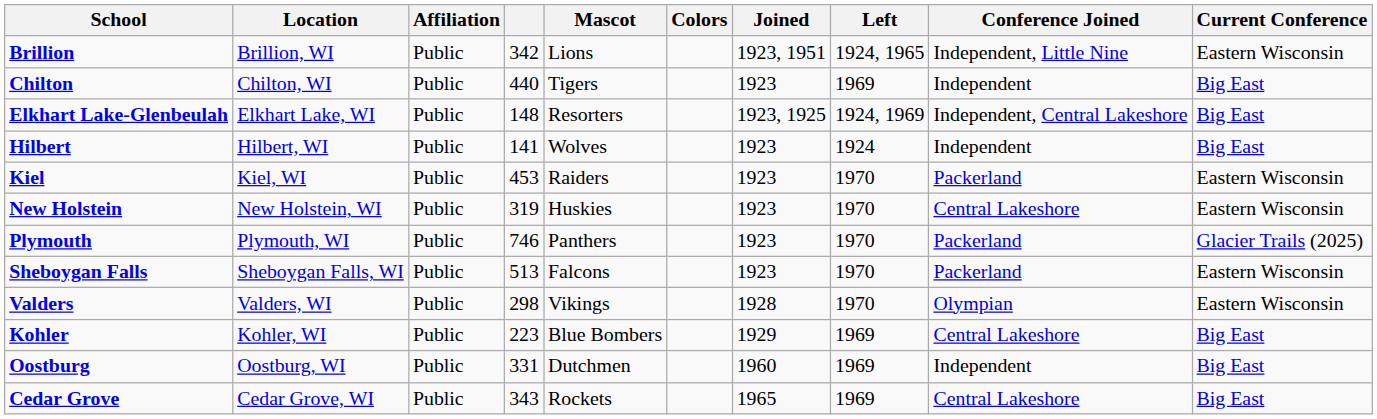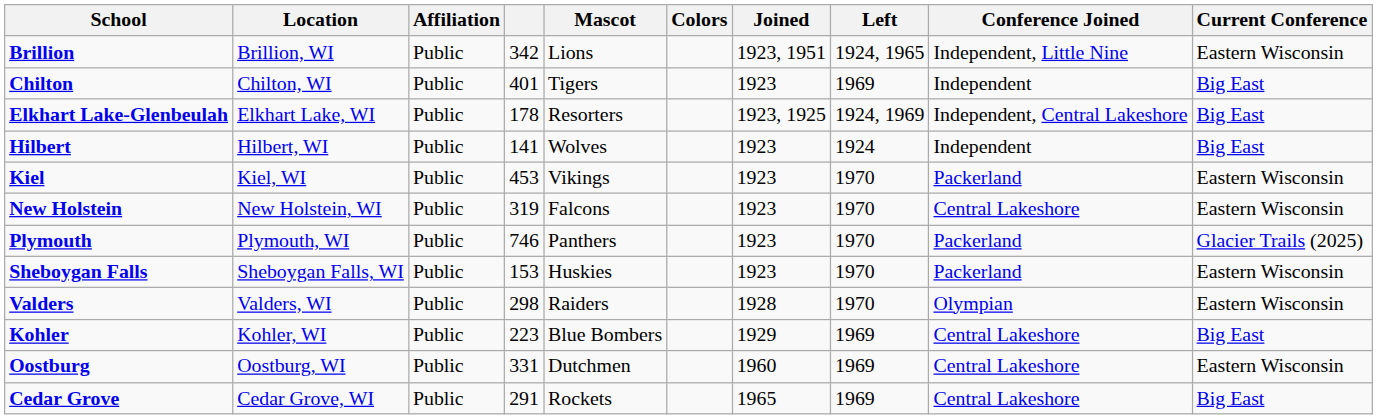(524, 83) 440 -> (524, 83) 401
(524, 114) 148 -> (524, 114) 178
(578, 177) Raiders -> (579, 177) Vikings
(580, 209) Huskies -> (579, 209) Falcons
(524, 271) 513 -> (524, 271) 153
(579, 271) Falcons -> (580, 271) Huskies
(579, 303) Vikings -> (578, 303) Raiders
(983, 366) Independent -> (1006, 366) Central Lakeshore
(1230, 366) Big East -> (1270, 366) Eastern Wisconsin
(524, 397) 343 -> (524, 397) 291
